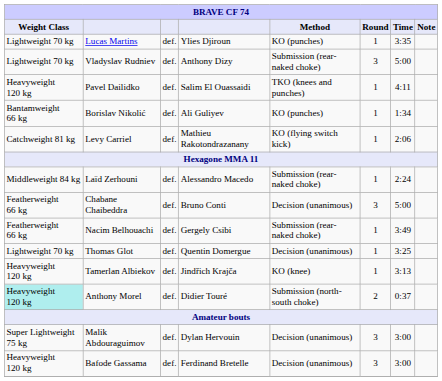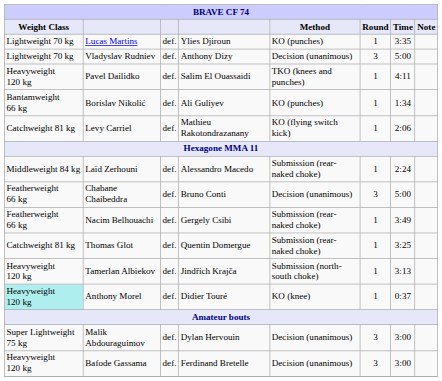(304, 62) Submission (rear-naked choke) -> (312, 56) Decision (unanimous)
(40, 251) Lightweight 70 kg -> (41, 245) Catchweight 81 kg
(312, 251) Decision (unanimous) -> (304, 245) Submission (rear-naked choke)
(291, 271) KO (knee) -> (307, 271) Submission (north-south choke)
(307, 297) Submission (north-south choke) -> (291, 297) KO (knee)
(375, 297) 2 -> (375, 297) 1
